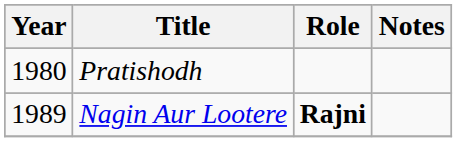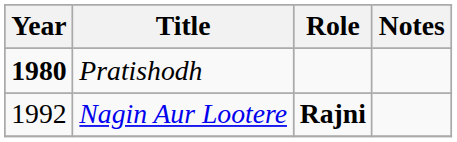(39, 70) normal -> (39, 70) bold
(39, 114) 1989 -> (39, 114) 1992
